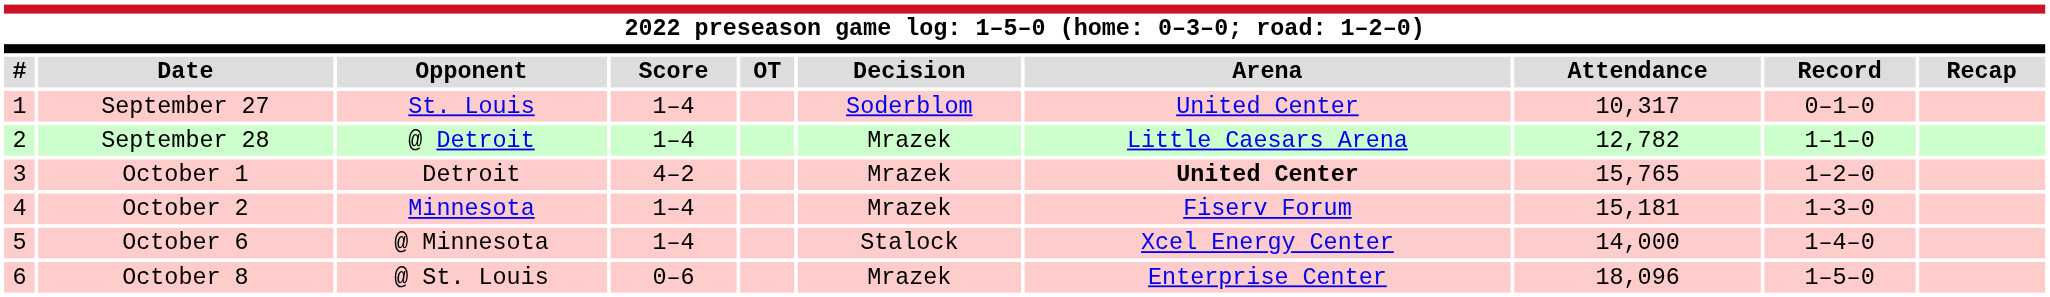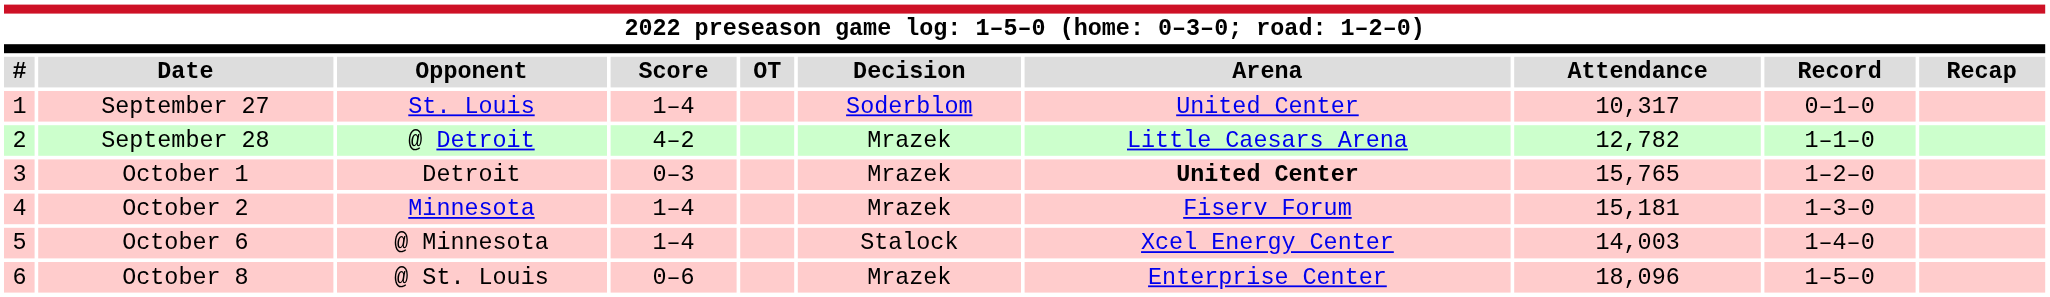(673, 140) 1–4 -> (673, 140) 4–2
(673, 174) 4–2 -> (673, 174) 0–3
(1638, 243) 14,000 -> (1638, 243) 14,003
